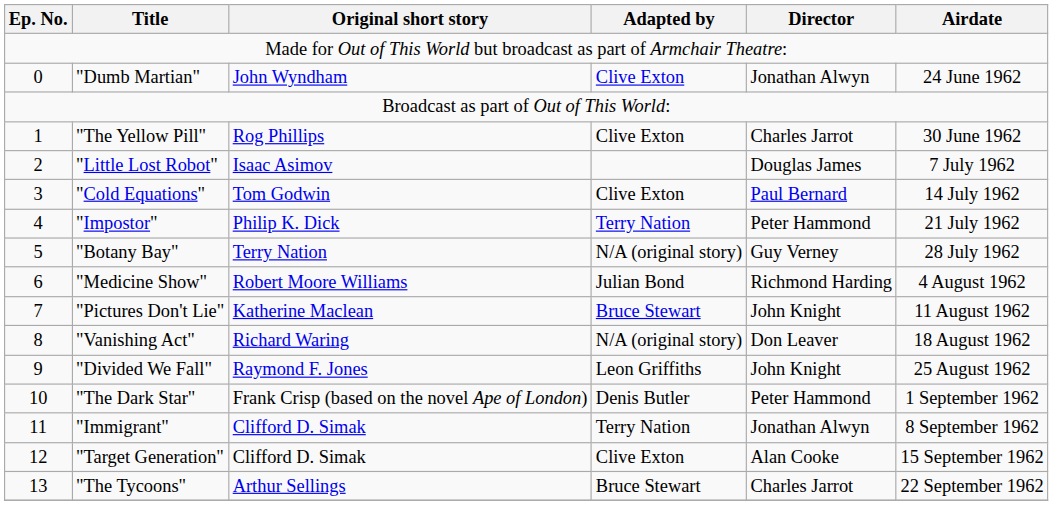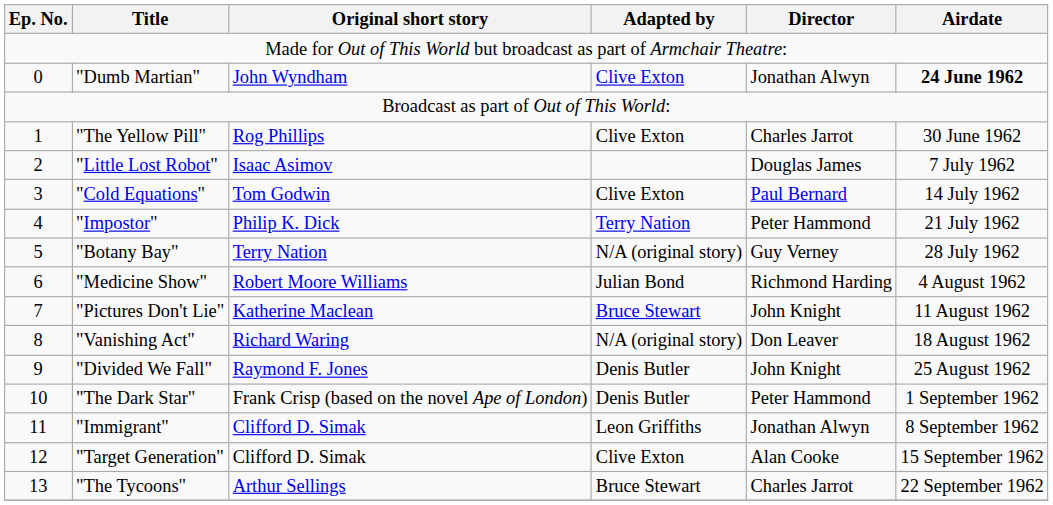(972, 77) normal -> (972, 77) bold
(649, 369) Leon Griffiths -> (643, 369) Denis Butler
(643, 427) Terry Nation -> (649, 427) Leon Griffiths
